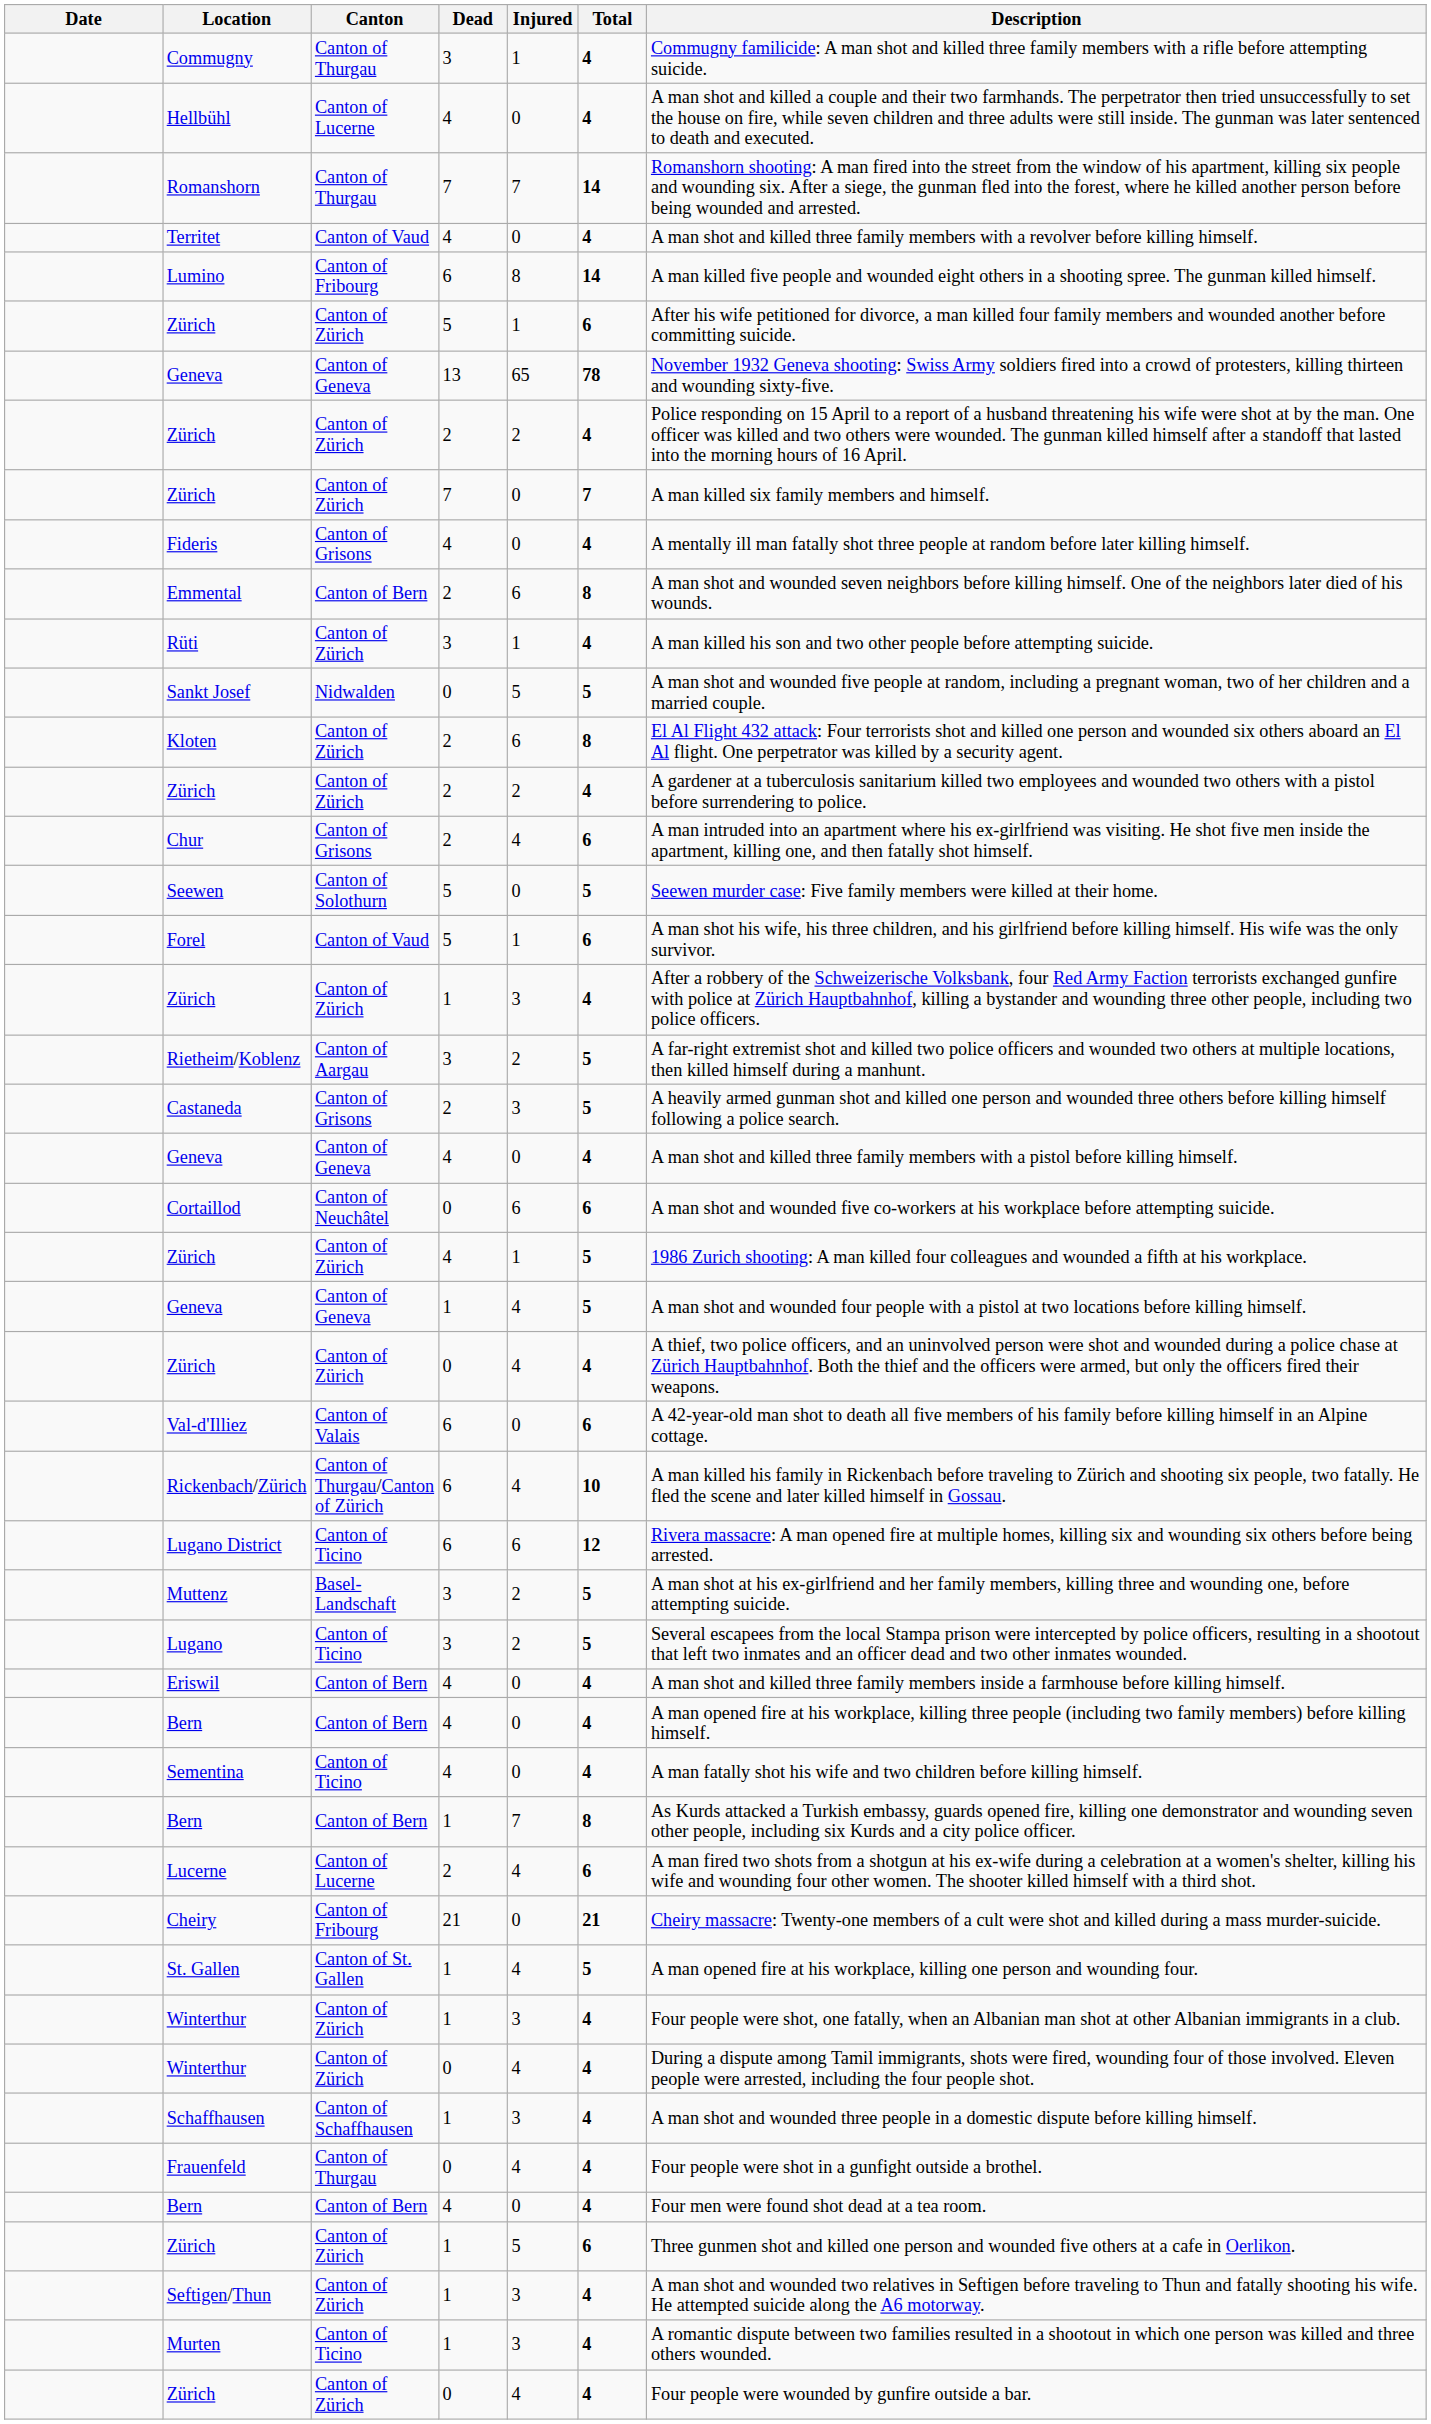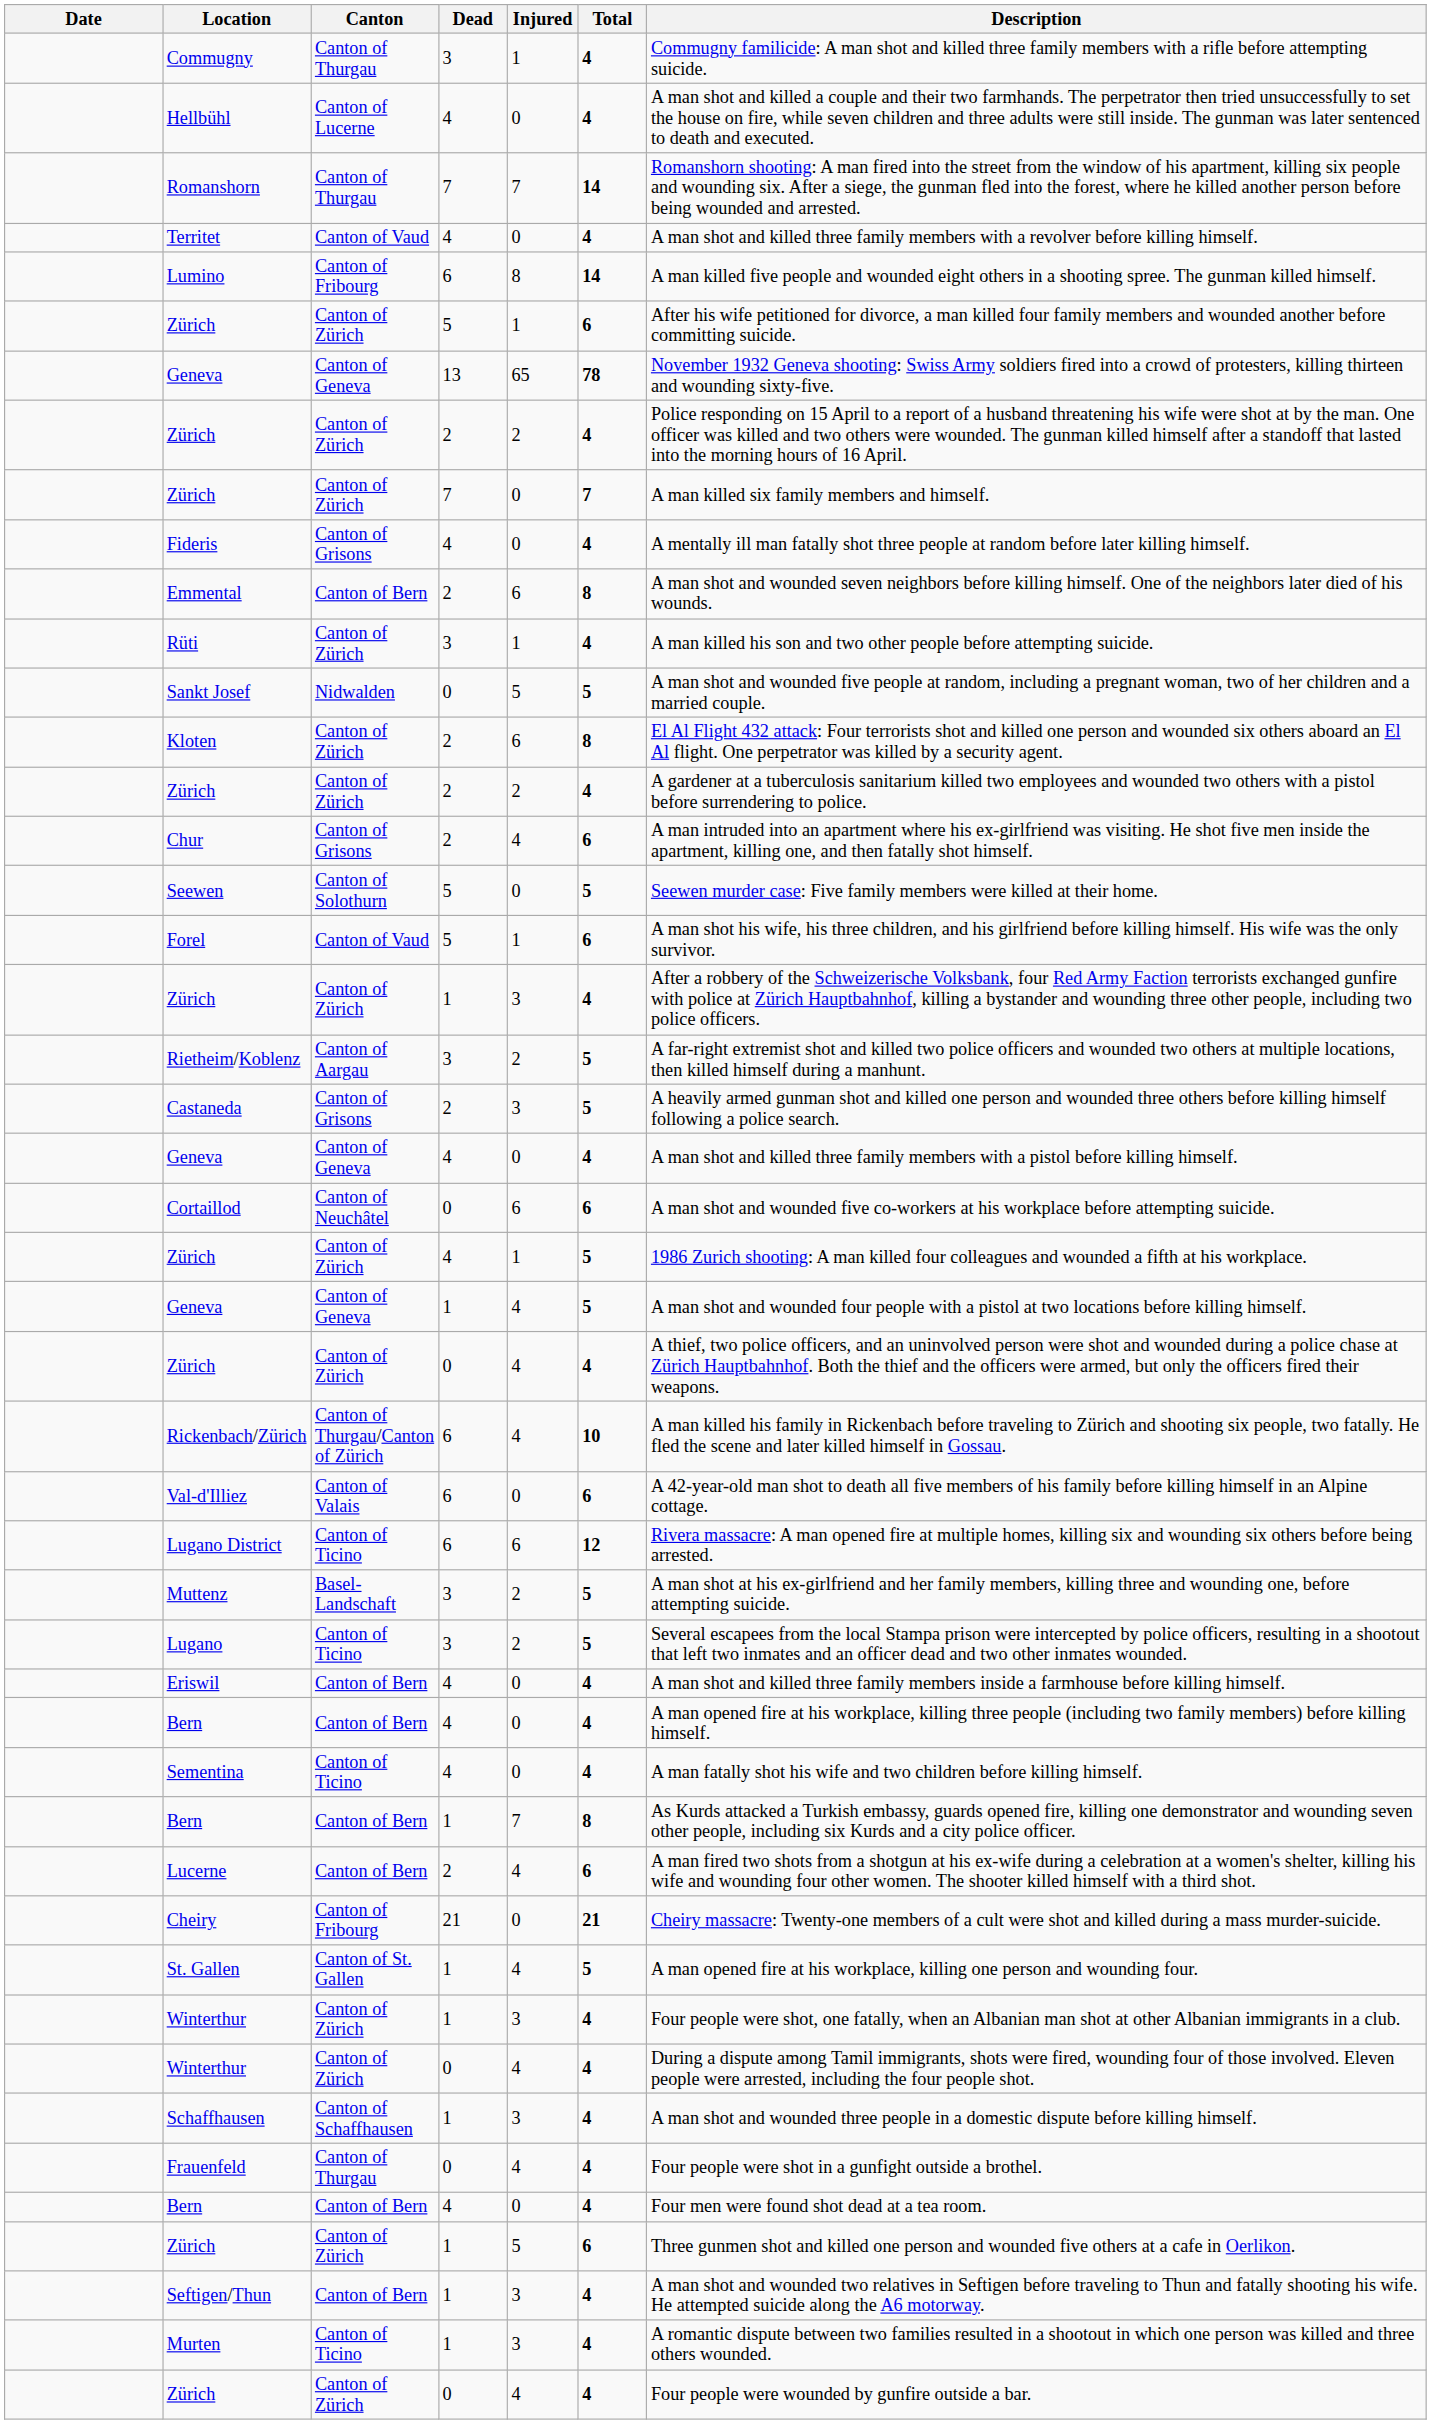rows swapped: (237, 1485) <-> (207, 1425)
(351, 1870) Canton of Lucerne -> (371, 1870) Canton of Bern
(351, 2295) Canton of Zürich -> (371, 2295) Canton of Bern
